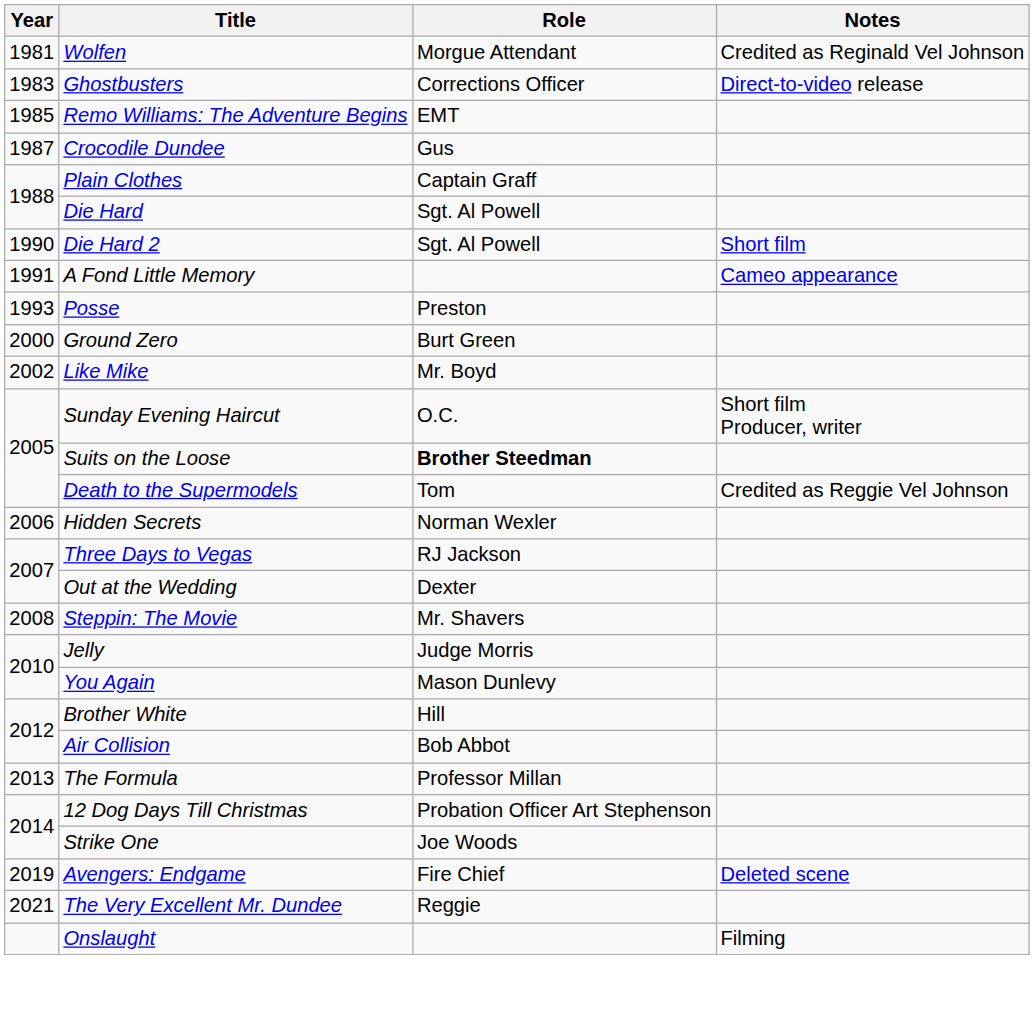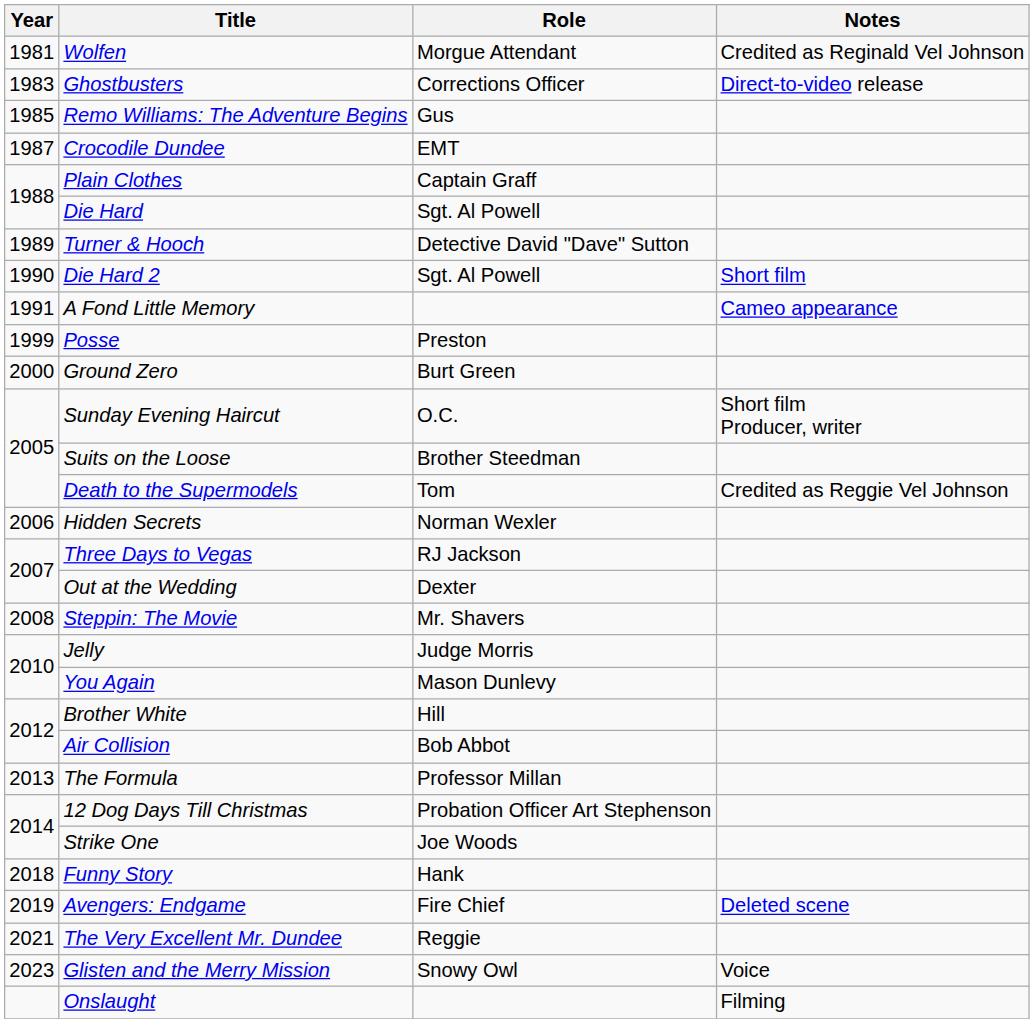(438, 116) EMT -> (435, 116) Gus
(435, 148) Gus -> (438, 148) EMT
+ row: (134, 244)
(32, 308) 1993 -> (32, 340) 1999
- row: (106, 372)
(504, 458) bold -> (499, 458) normal
+ row: (118, 874)
+ row: (197, 970)
